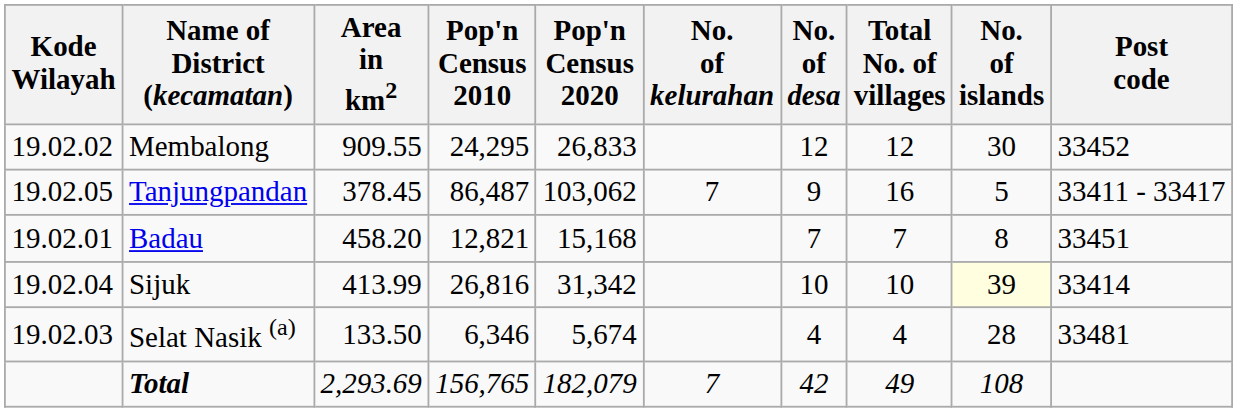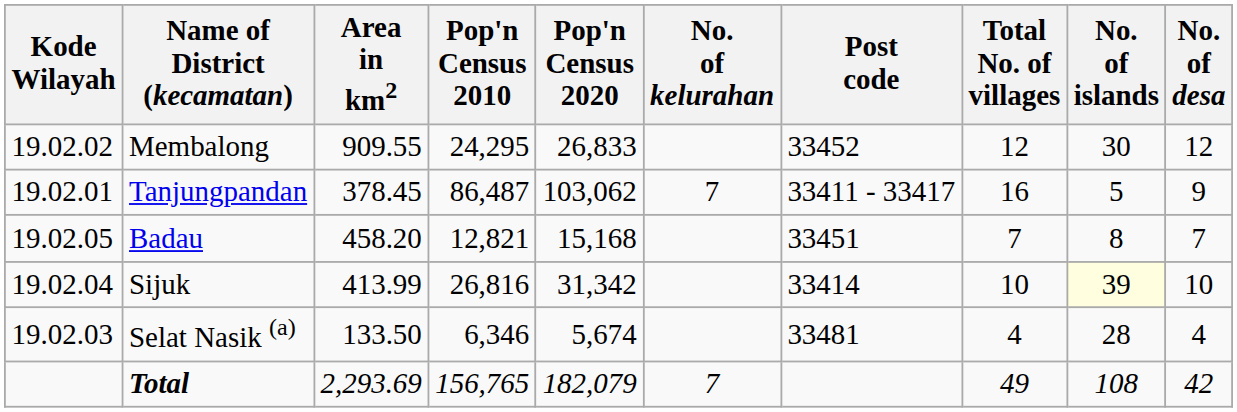columns swapped: (814, 63) <-> (1141, 63)
(62, 192) 19.02.05 -> (62, 192) 19.02.01
(62, 238) 19.02.01 -> (62, 238) 19.02.05
